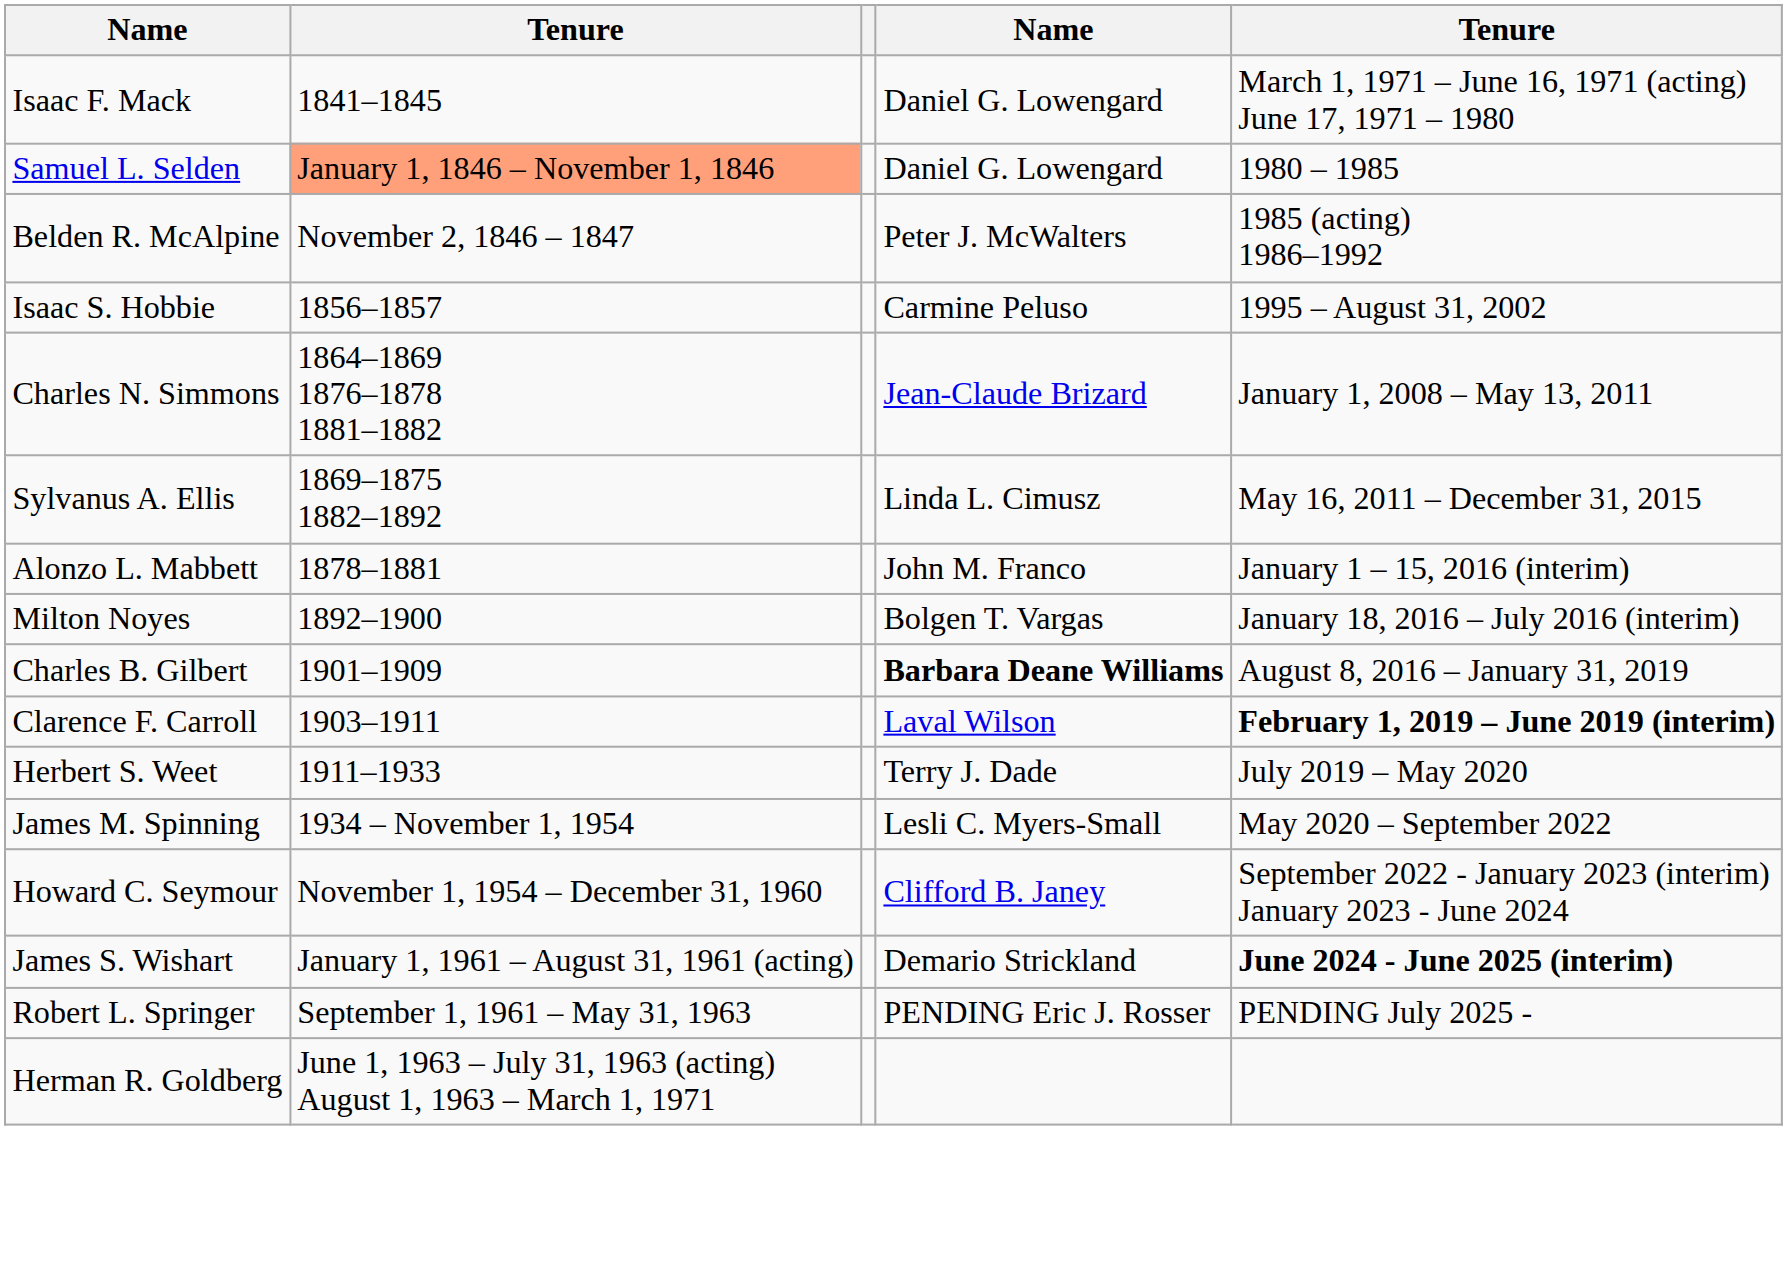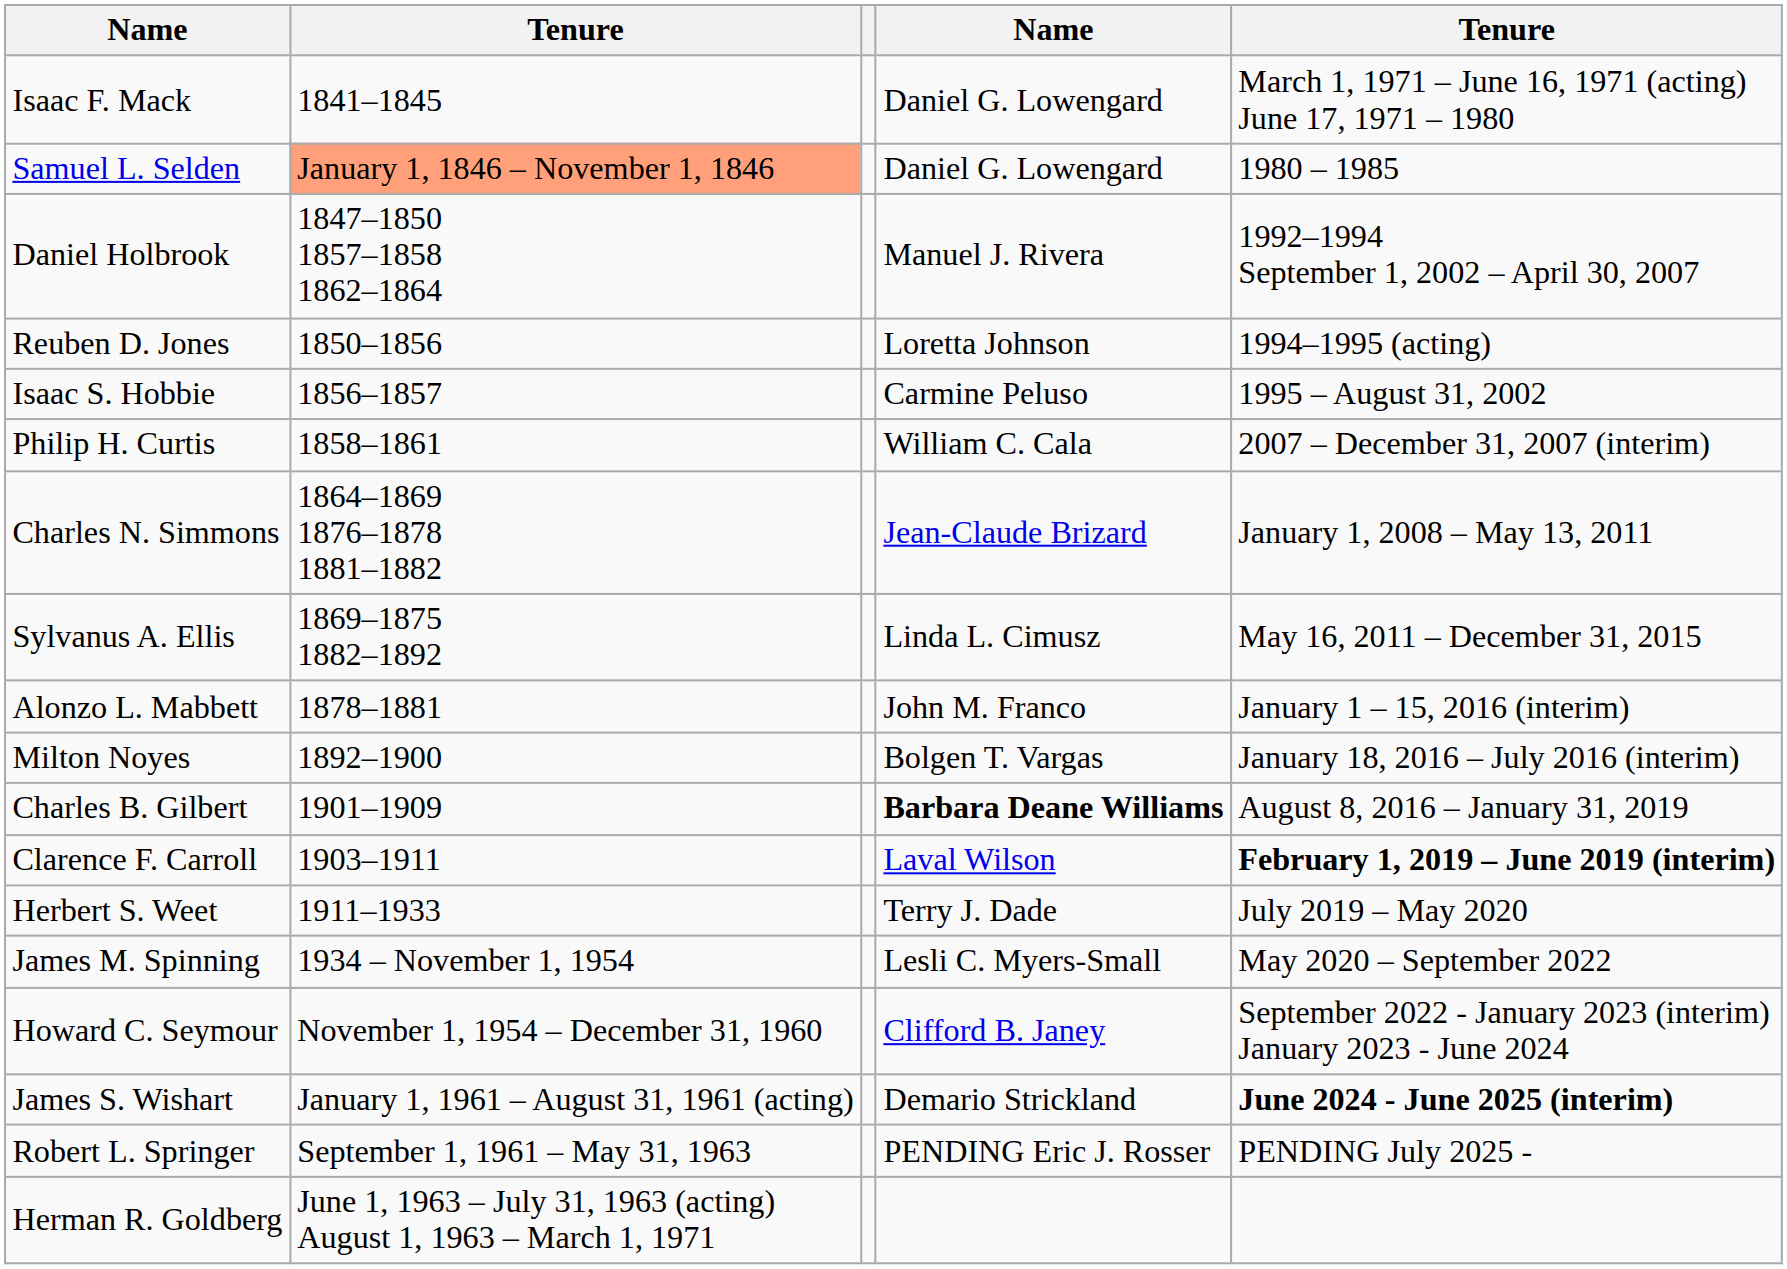- row: (146, 237)
+ row: (121, 255)
+ row: (121, 342)
+ row: (114, 444)
